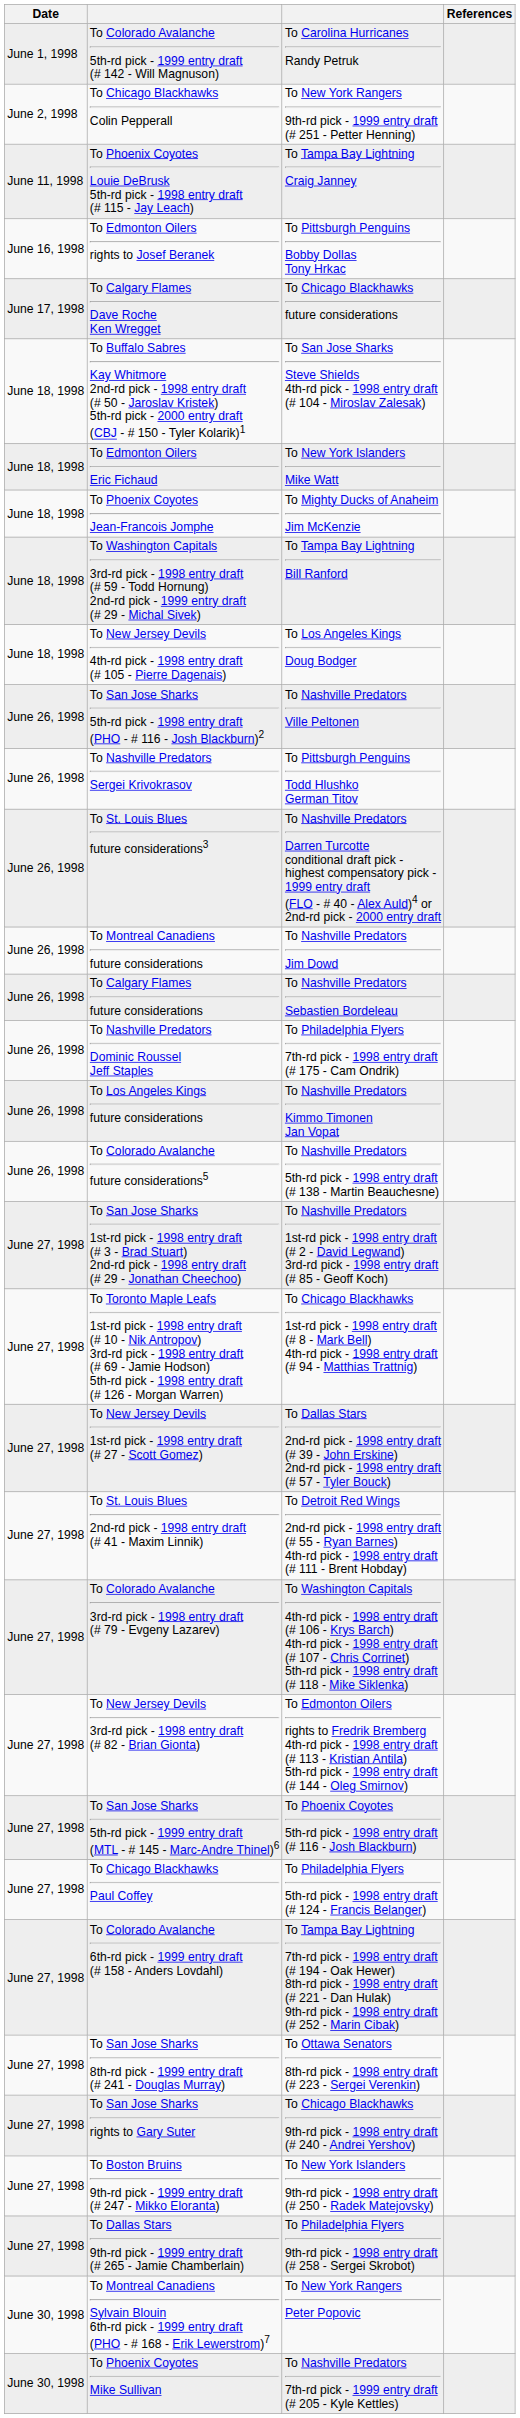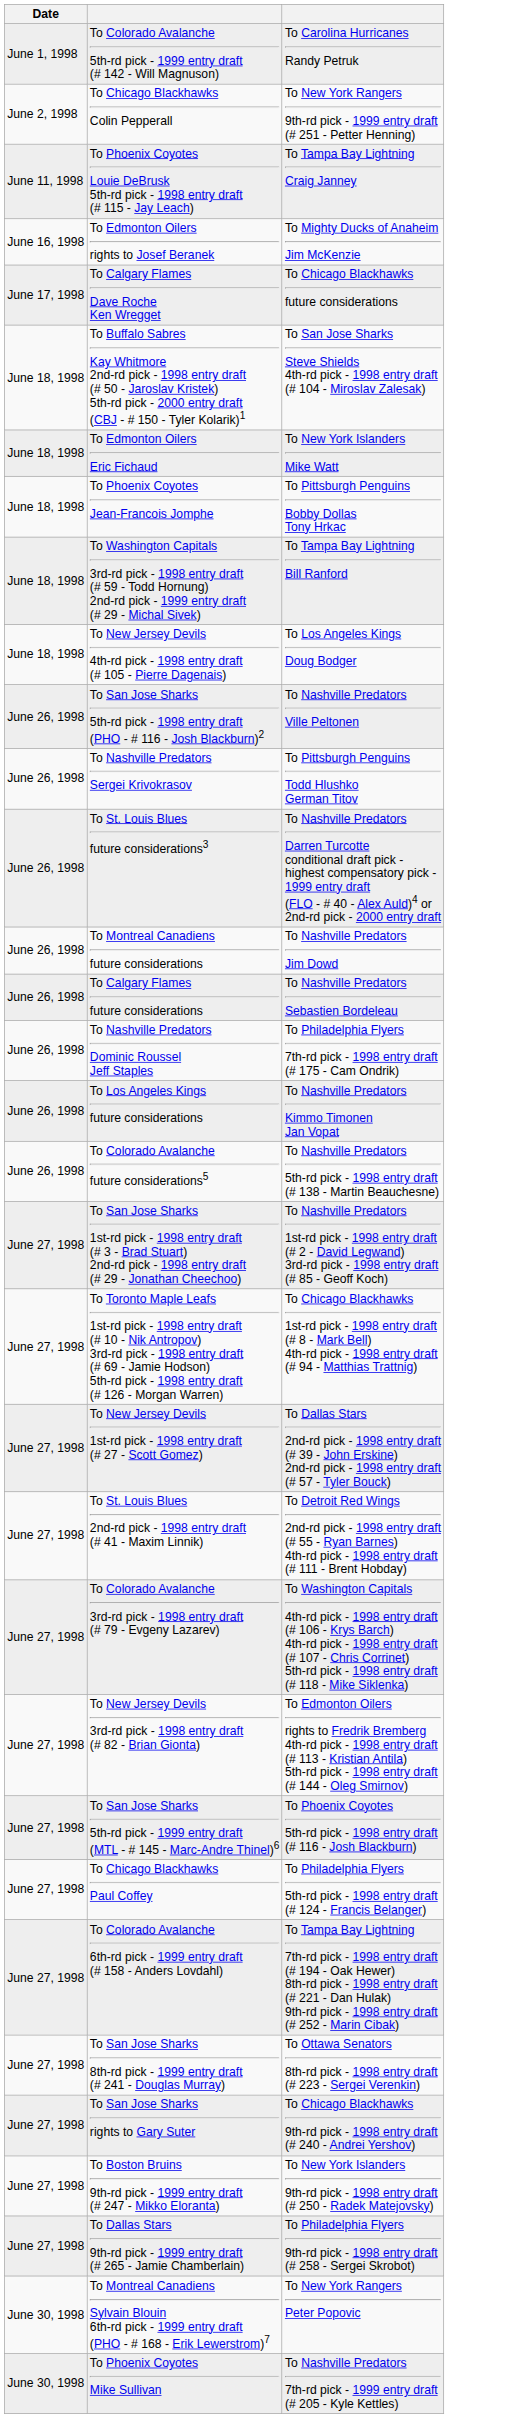- column: (479, 14)
(363, 248) To Pittsburgh Penguins Bobby Dollas Tony Hrkac -> (363, 241) To Mighty Ducks of Anaheim Jim McKenzie
(363, 513) To Mighty Ducks of Anaheim Jim McKenzie -> (363, 506) To Pittsburgh Penguins Bobby Dollas Tony Hrkac
